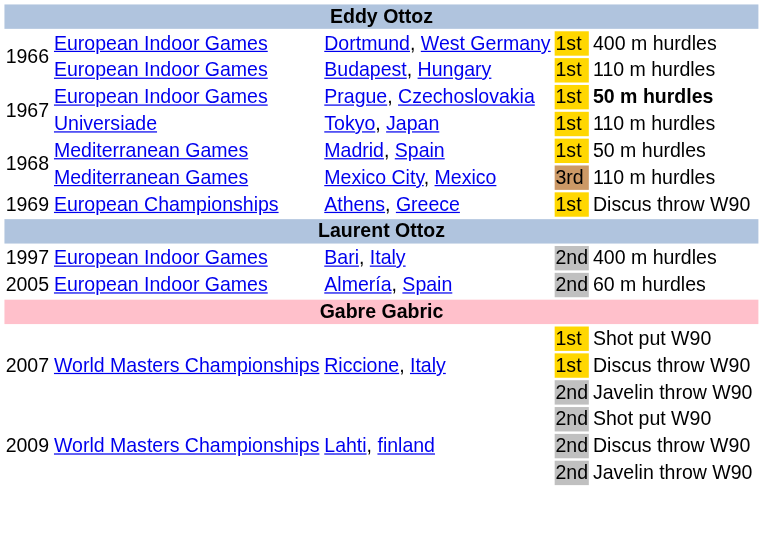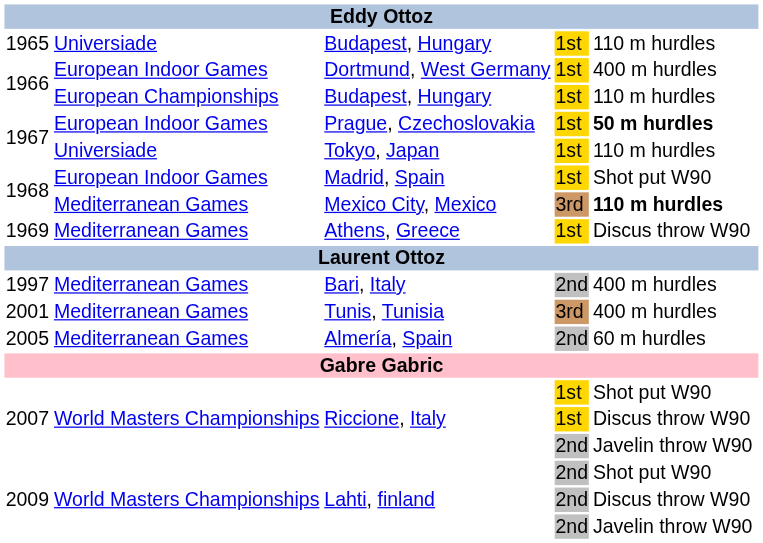+ row: (27, 43)
(161, 70) European Indoor Games -> (166, 97) European Championships
(151, 150) Mediterranean Games -> (161, 177) European Indoor Games
(649, 150) 50 m hurdles -> (652, 177) Shot put W90
(654, 177) normal -> (658, 204) bold
(166, 204) European Championships -> (151, 231) Mediterranean Games
(161, 258) European Indoor Games -> (151, 284) Mediterranean Games
+ row: (27, 311)
(161, 284) European Indoor Games -> (151, 338) Mediterranean Games
